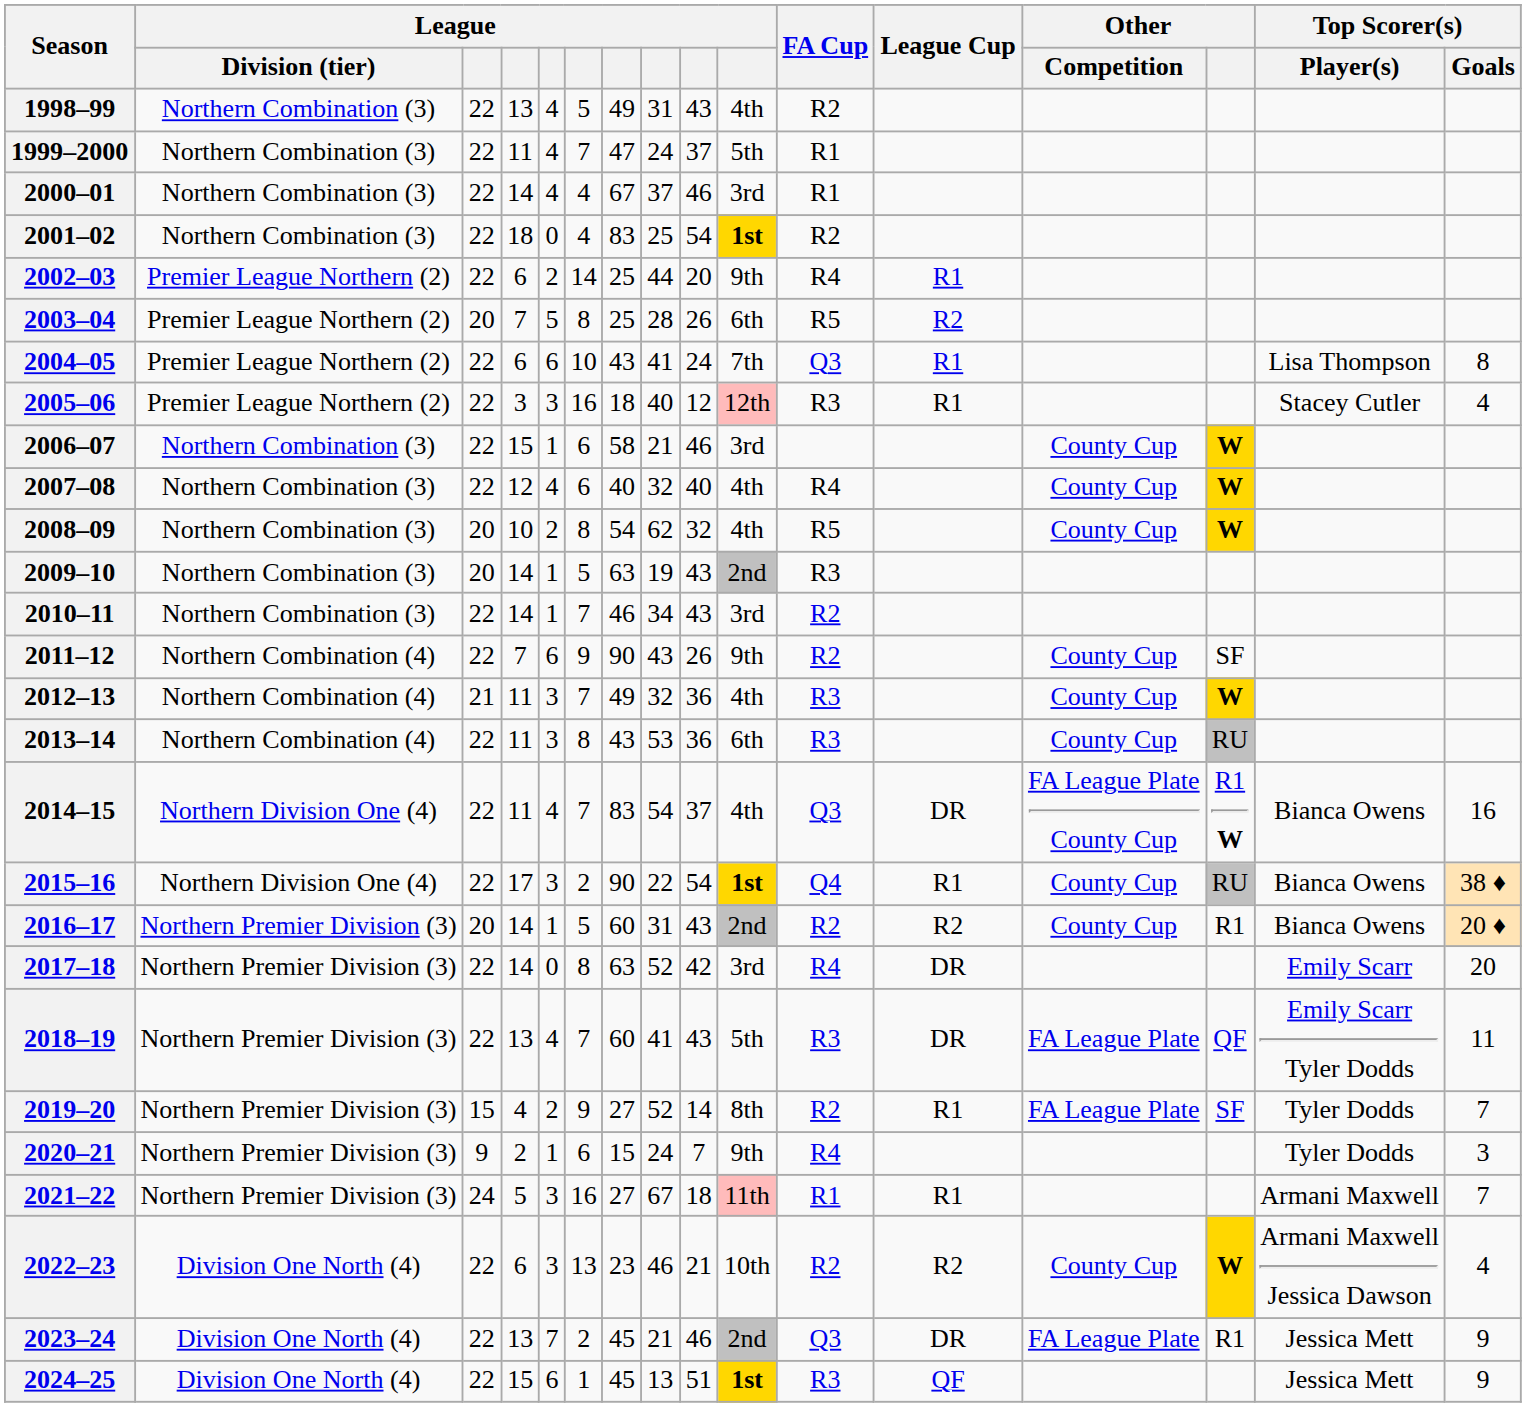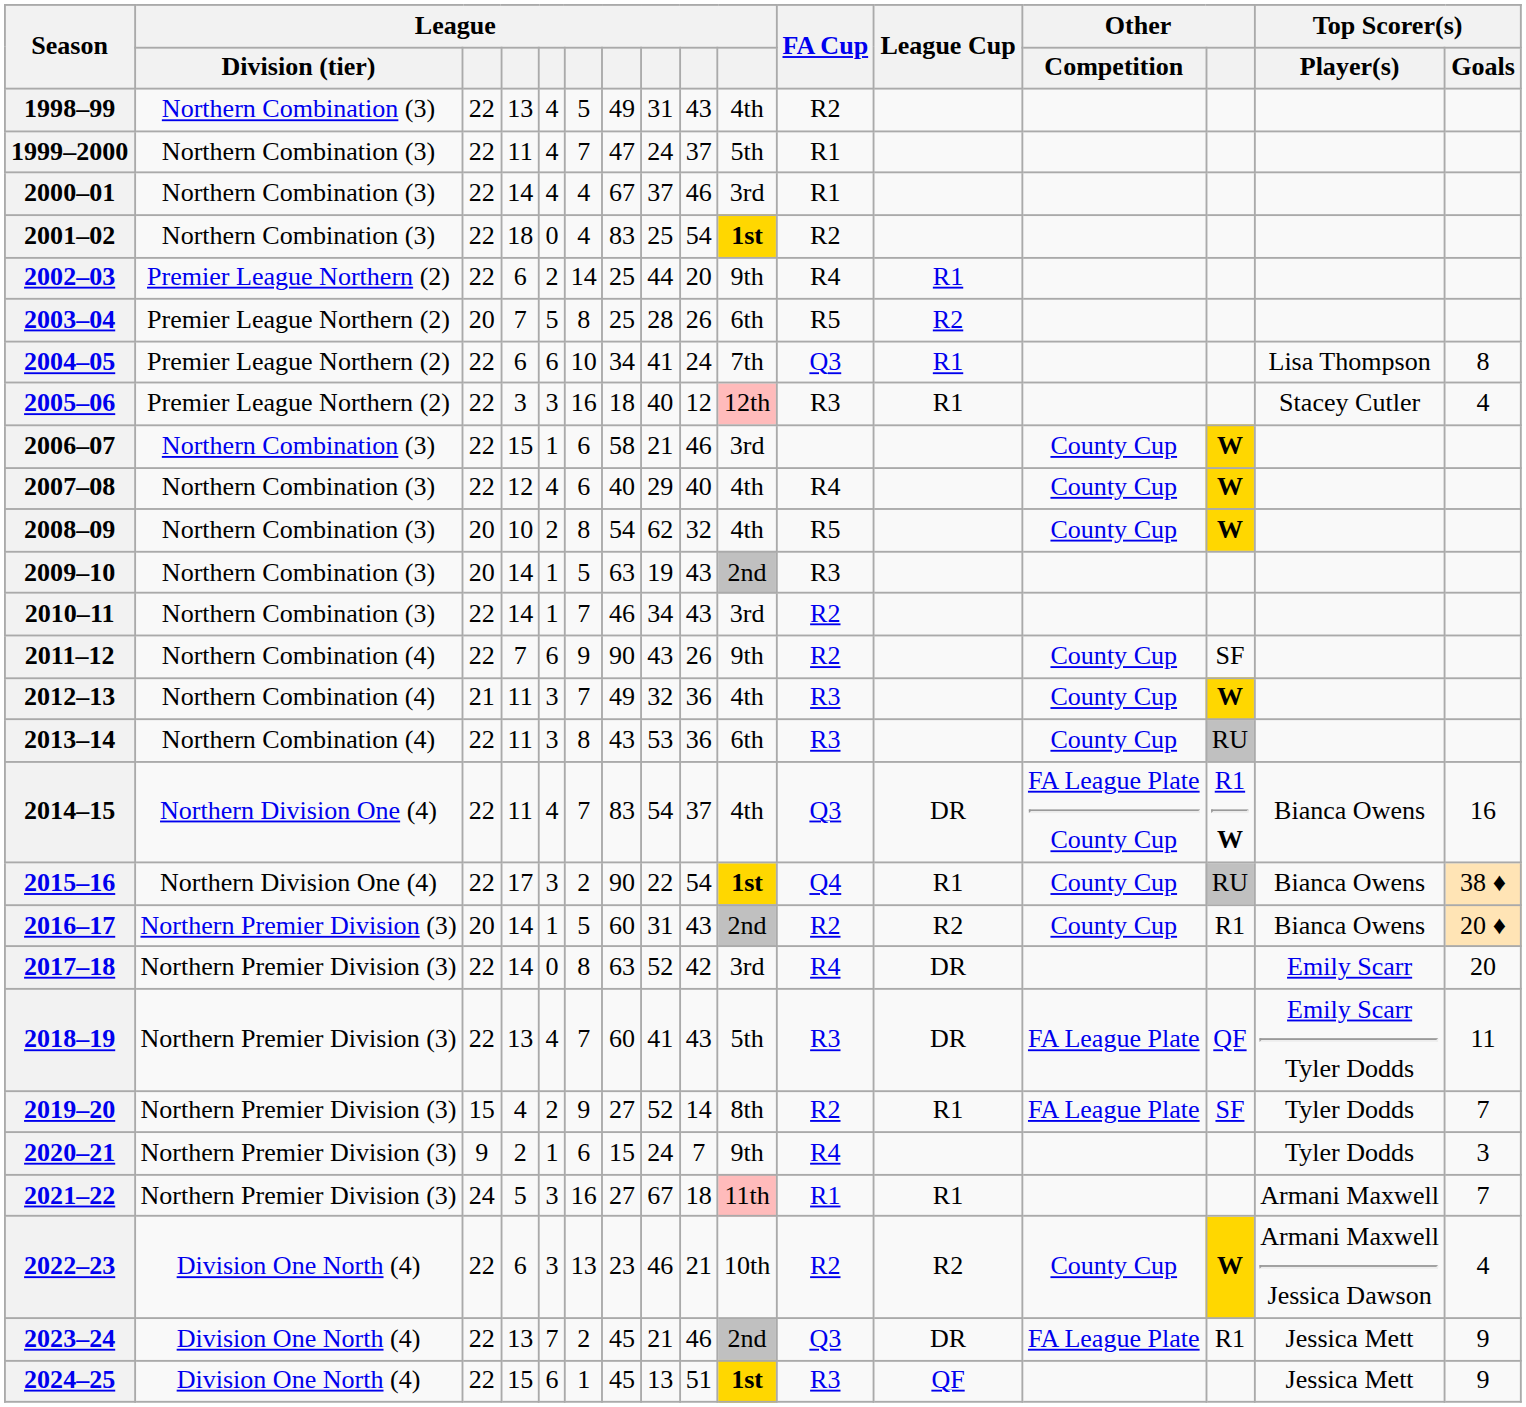(622, 361) 43 -> (622, 361) 34
(660, 487) 32 -> (660, 487) 29
